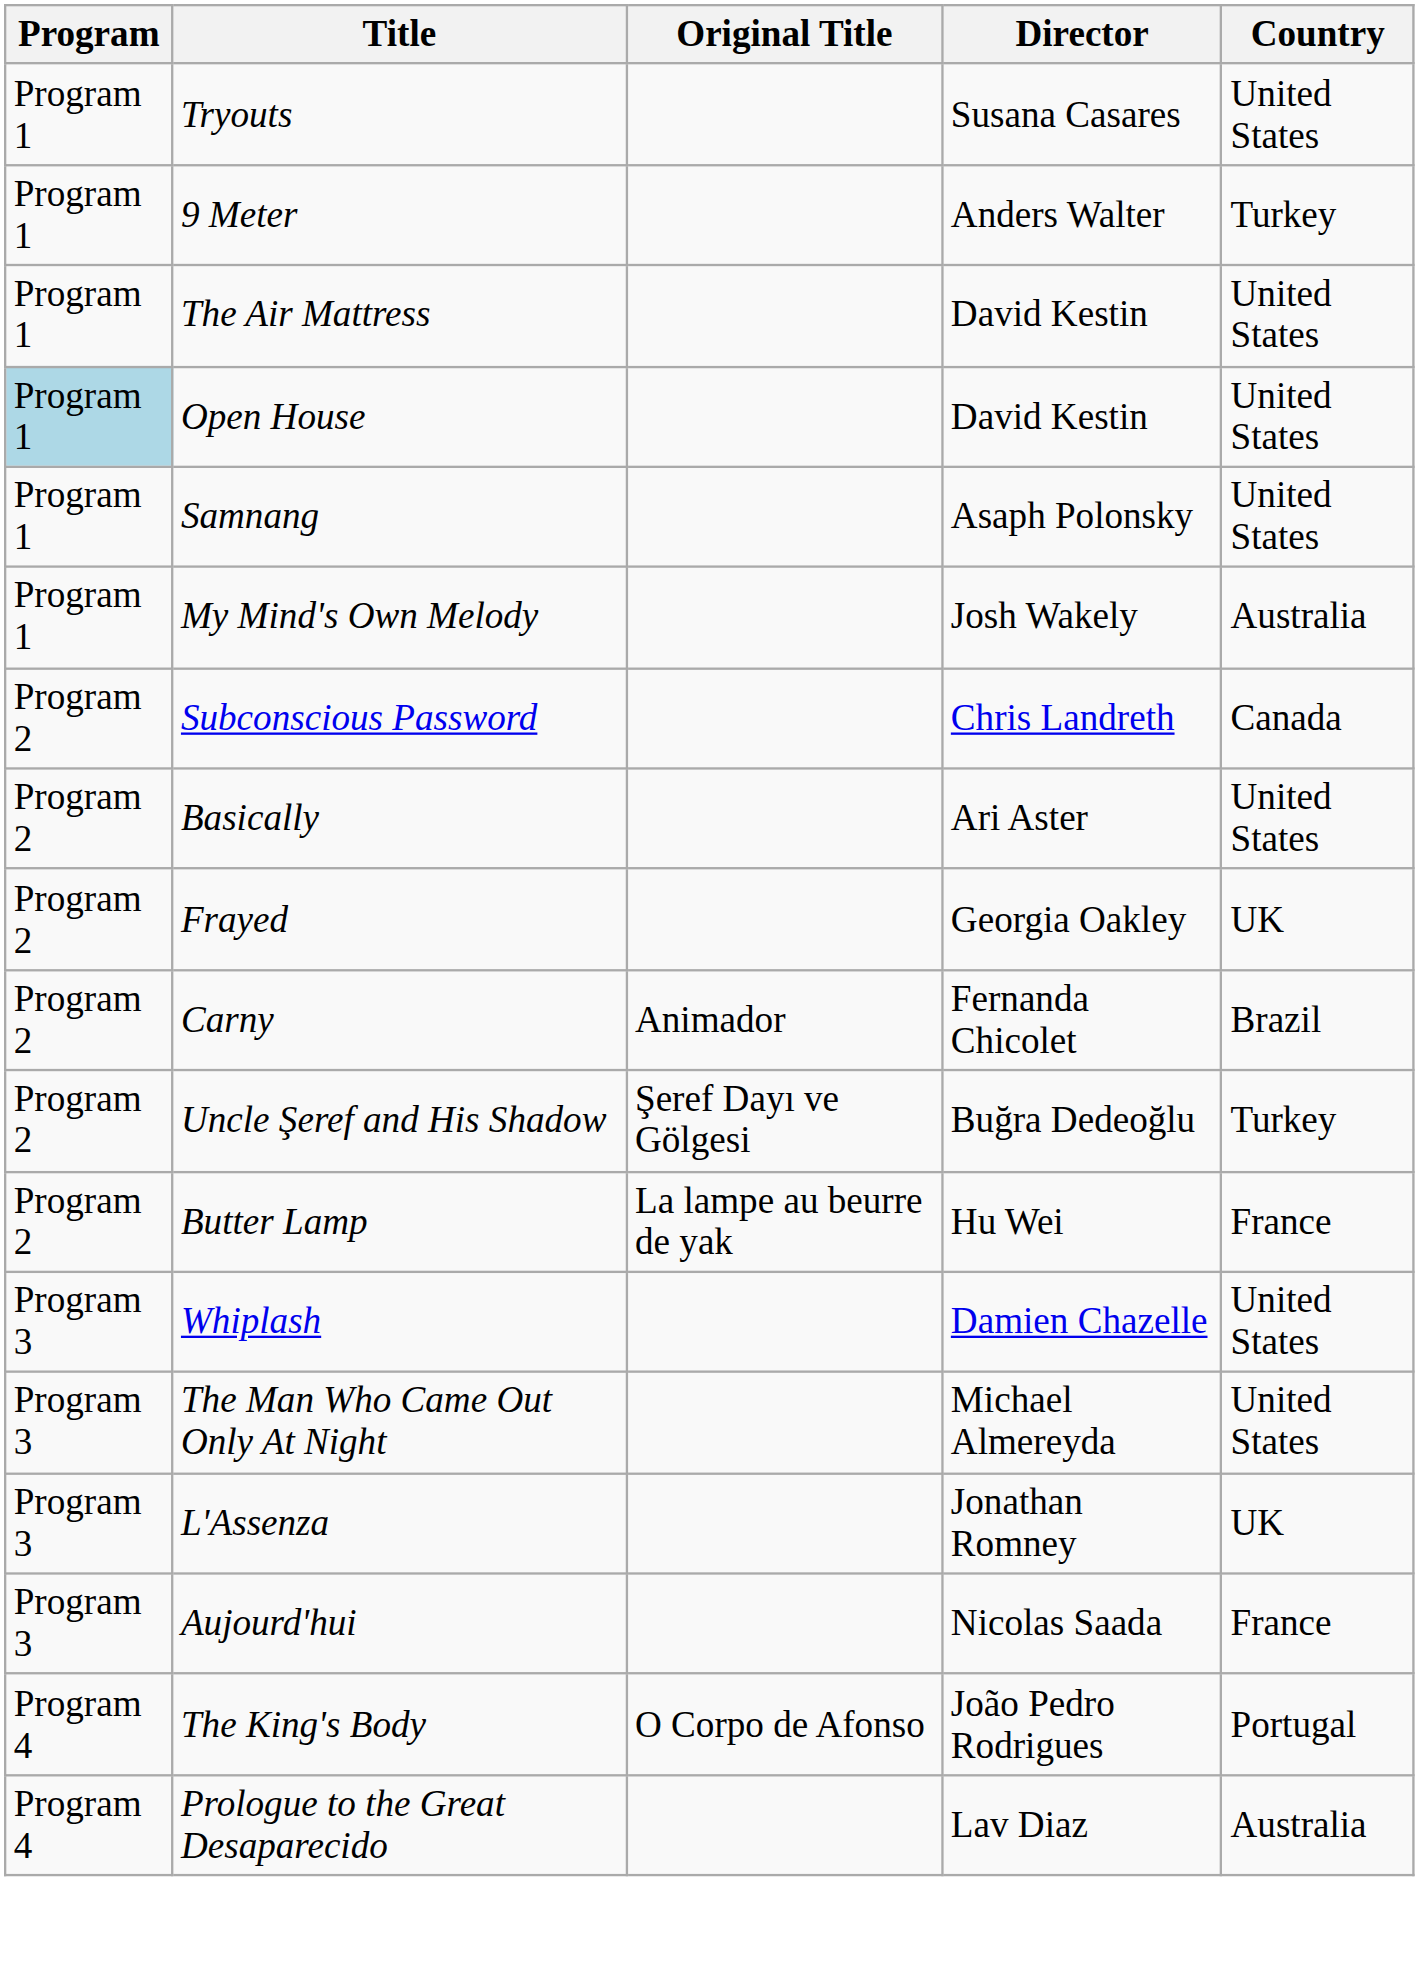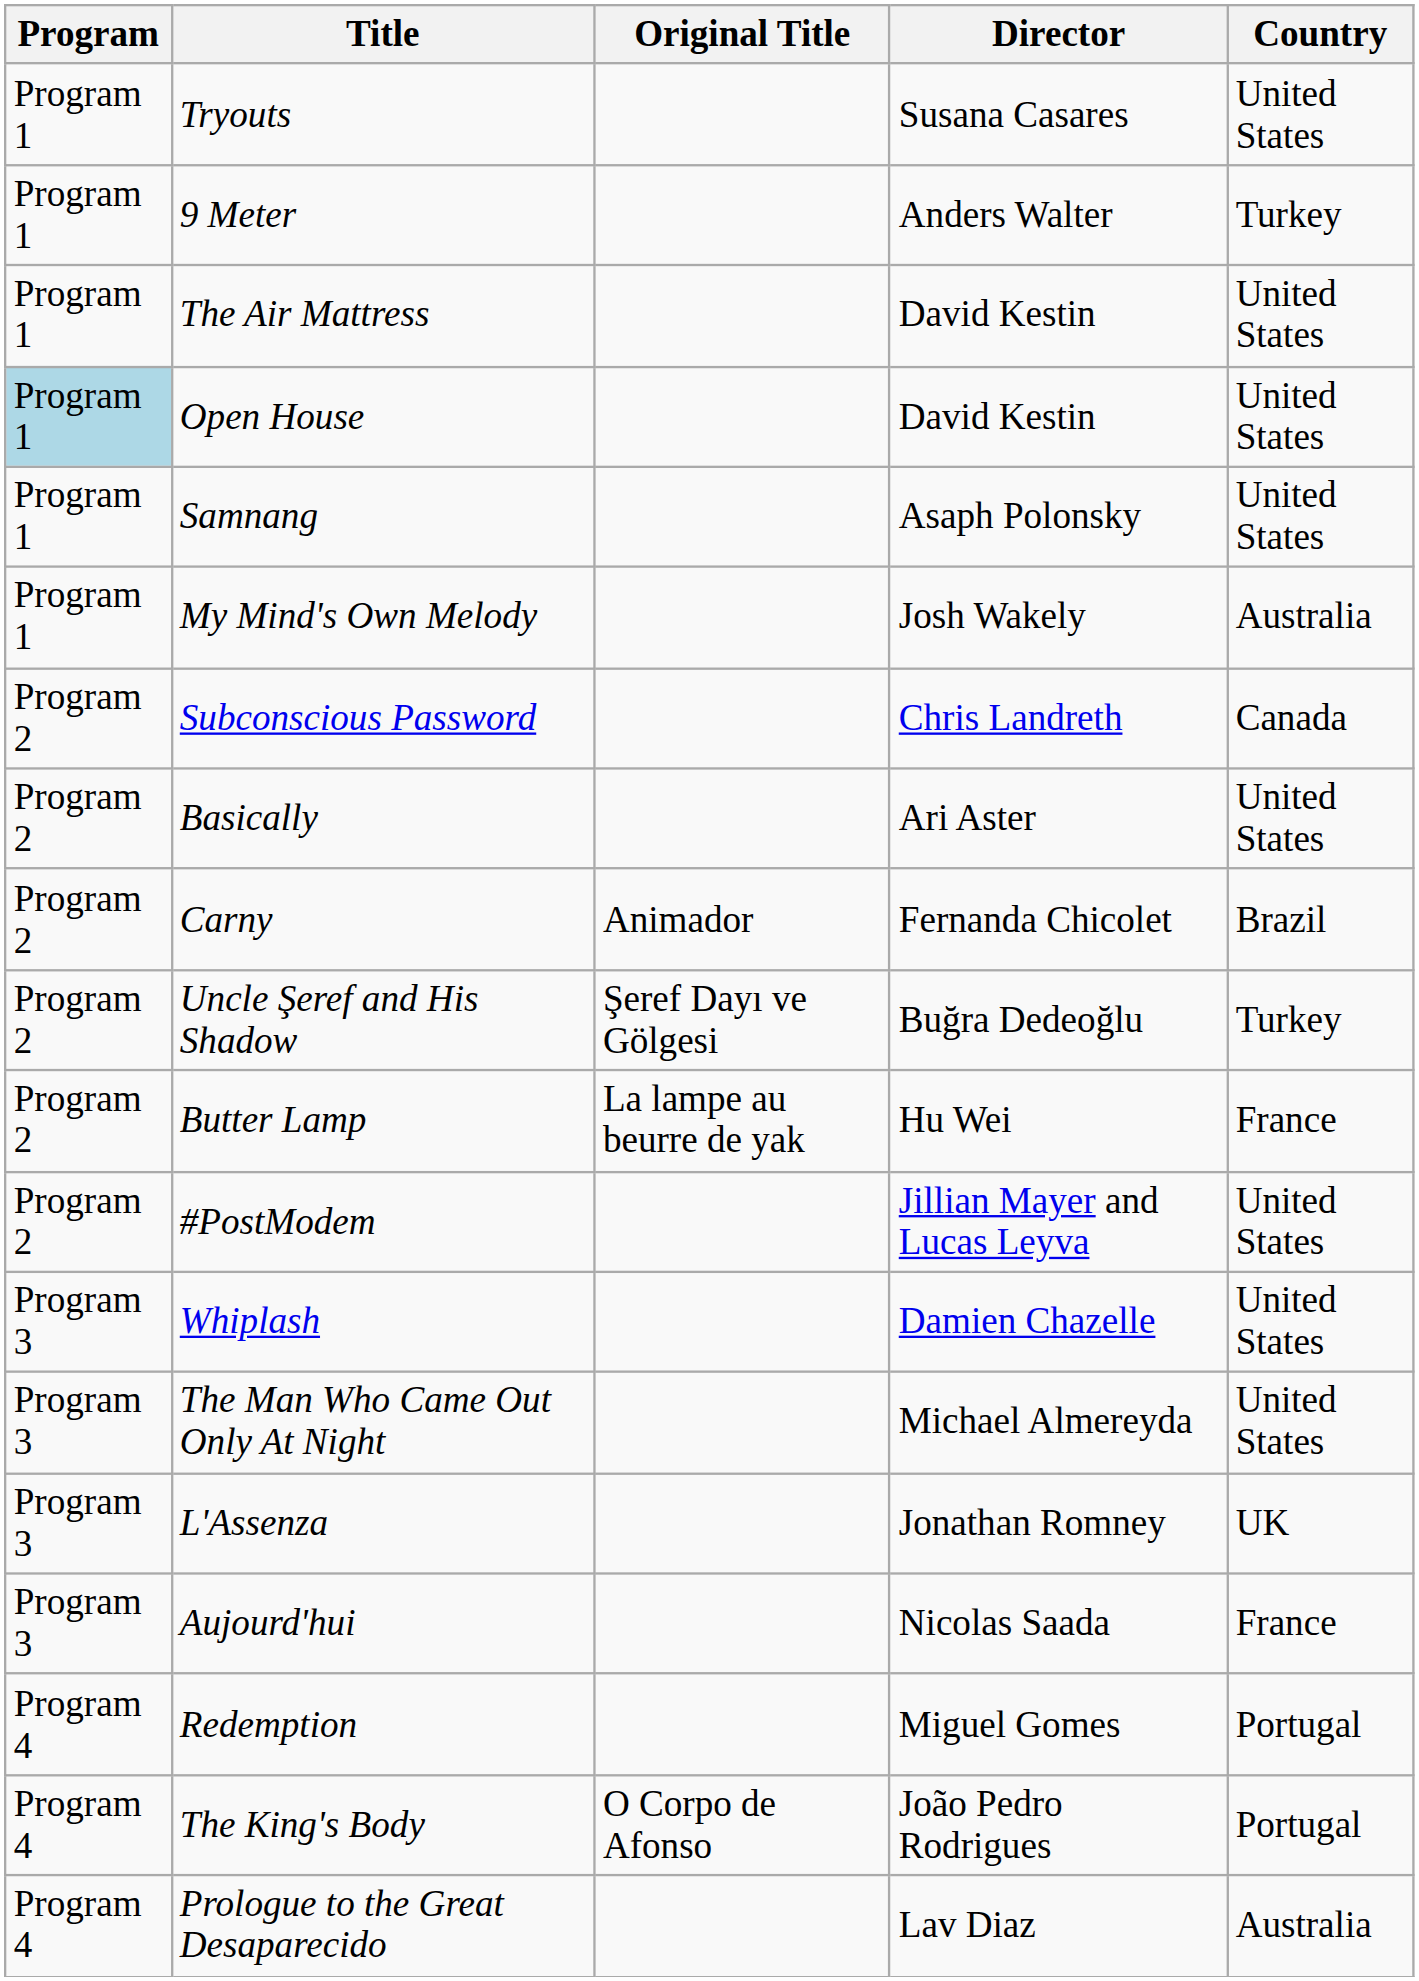- row: (235, 918)
+ row: (278, 1220)
+ row: (268, 1723)
